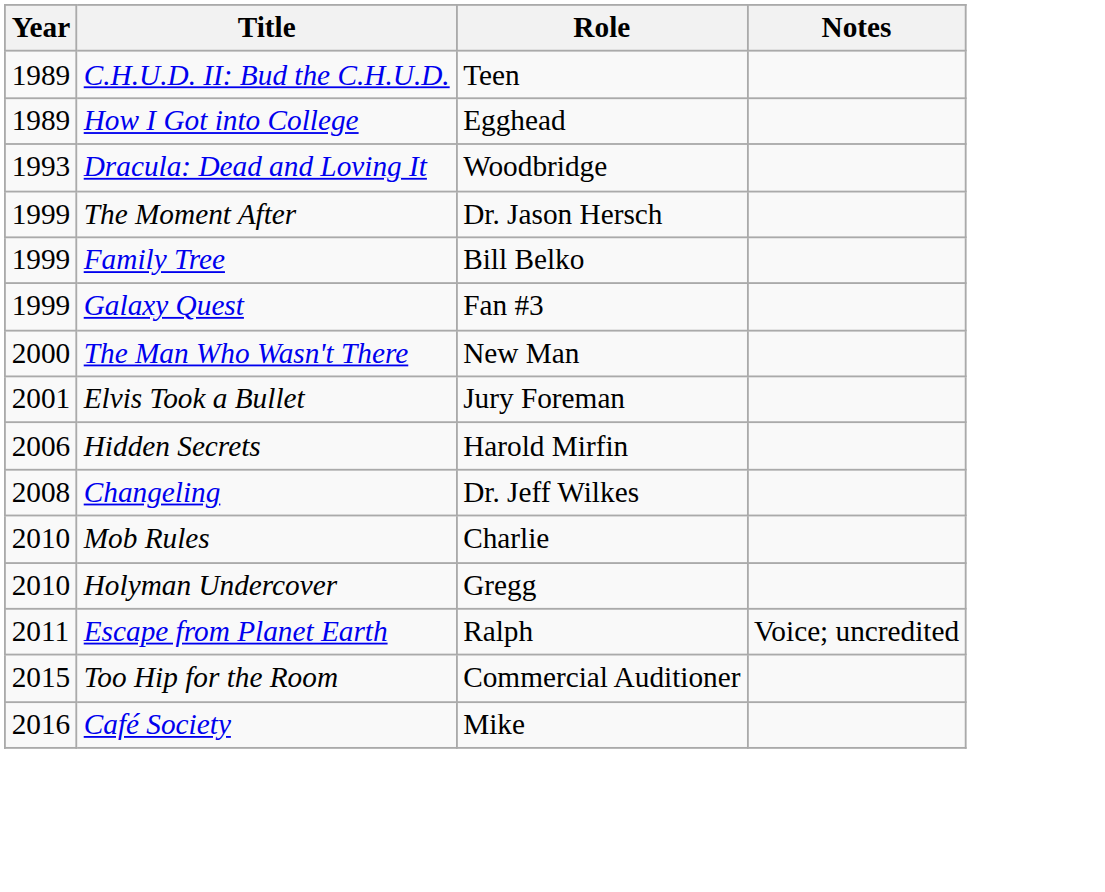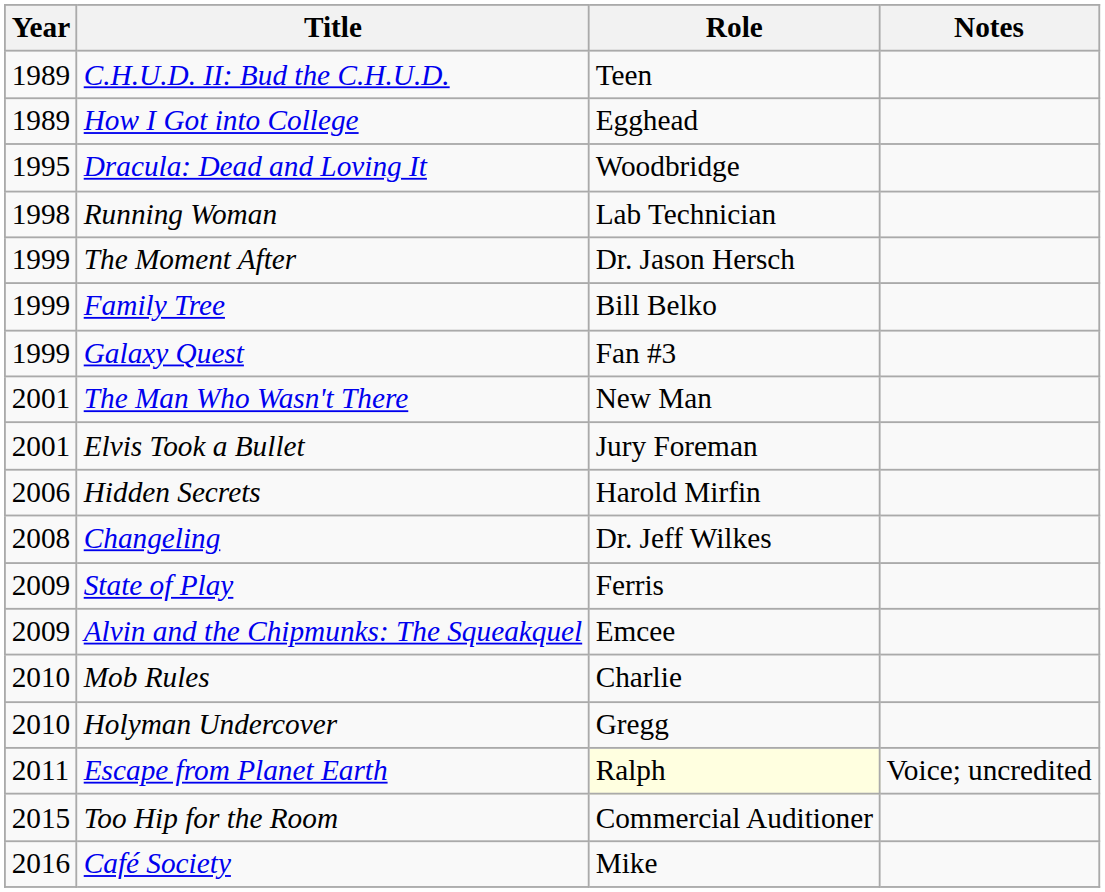(41, 167) 1993 -> (41, 167) 1995
+ row: (180, 213)
(41, 352) 2000 -> (41, 399) 2001
+ row: (159, 584)
+ row: (333, 631)
(498, 631) no background -> (631, 770) lightyellow background
